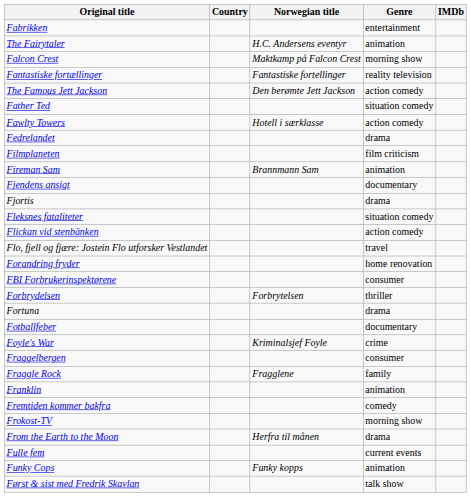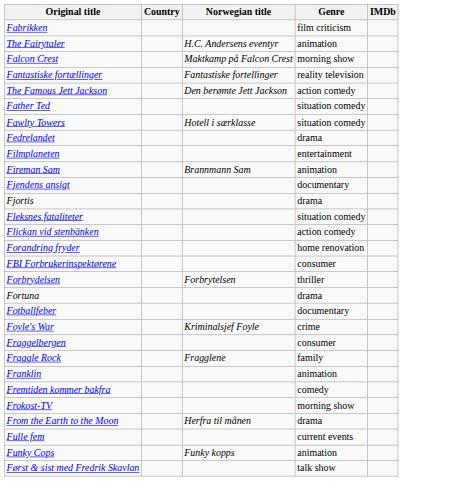(393, 28) entertainment -> (324, 28) film criticism
(394, 122) action comedy -> (331, 122) situation comedy
(392, 153) film criticism -> (325, 153) entertainment
- row: (107, 248)
